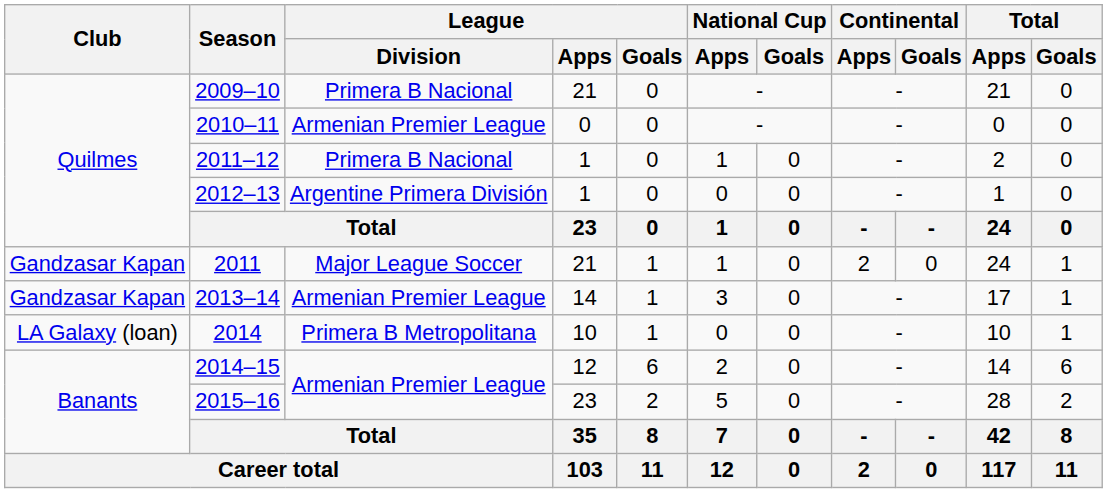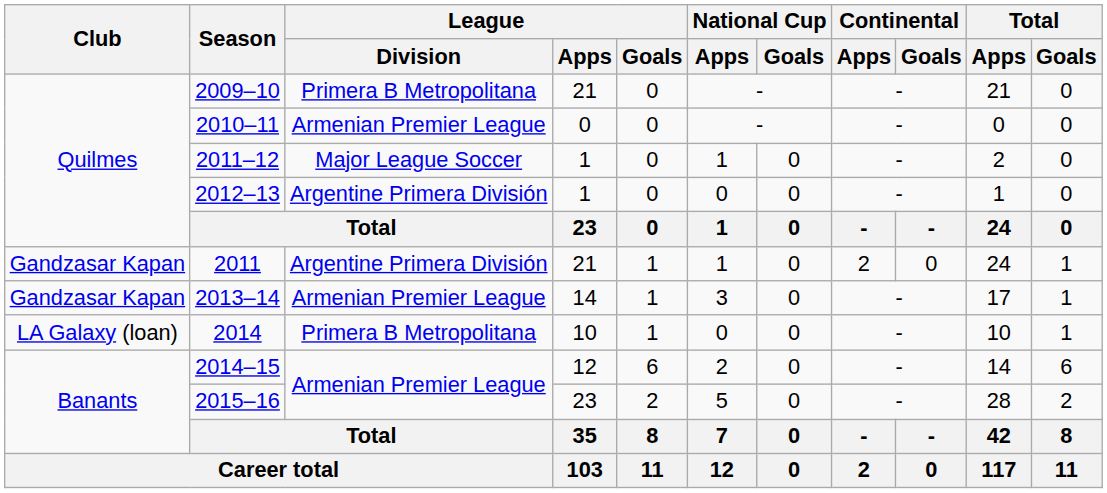(419, 90) Primera B Nacional -> (419, 90) Primera B Metropolitana
(419, 159) Primera B Nacional -> (419, 159) Major League Soccer
(419, 263) Major League Soccer -> (419, 263) Argentine Primera División
